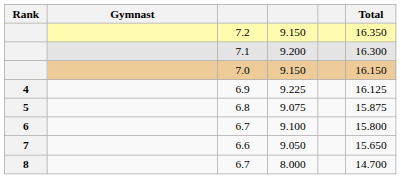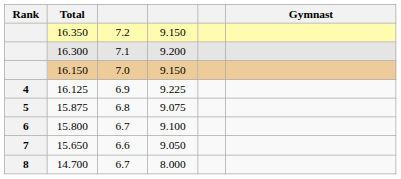columns swapped: (132, 14) <-> (371, 14)
